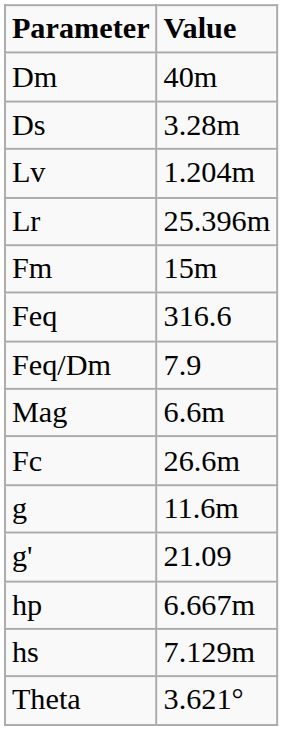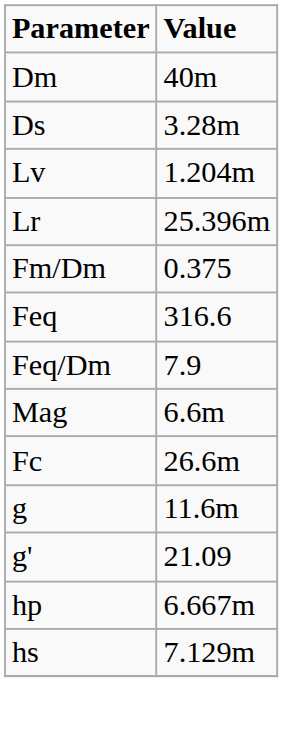+ row: (59, 268)
- row: (32, 268)
- row: (46, 700)
